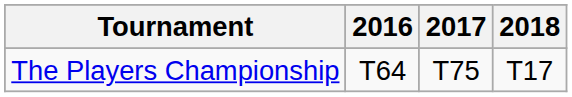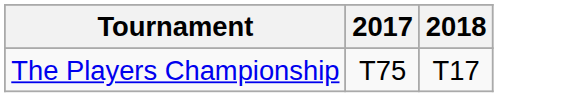- column: (383, 27)
